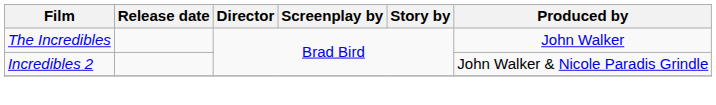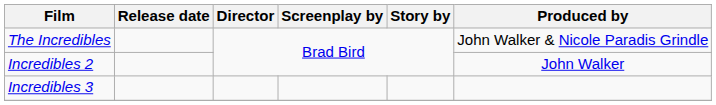(583, 40) John Walker -> (583, 40) John Walker & Nicole Paradis Grindle
(583, 64) John Walker & Nicole Paradis Grindle -> (583, 64) John Walker
+ row: (51, 87)
